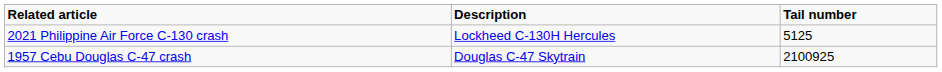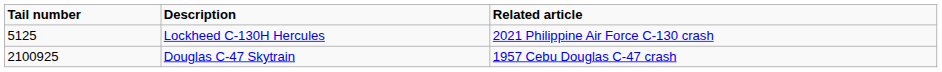columns swapped: (820, 14) <-> (52, 14)
